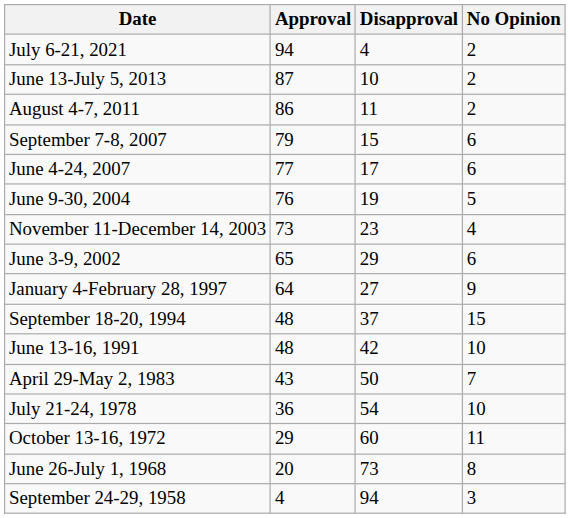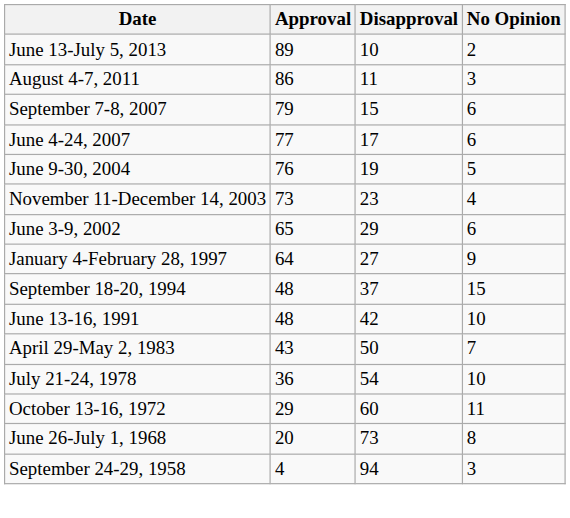- row: (68, 49)
(284, 79) 87 -> (284, 49) 89
(472, 109) 2 -> (472, 79) 3
